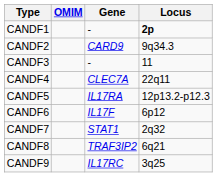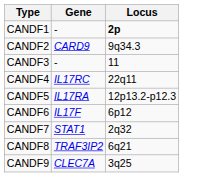- column: (68, 12)
(108, 79) CLEC7A -> (72, 79) IL17RC
(105, 163) IL17RC -> (74, 163) CLEC7A
